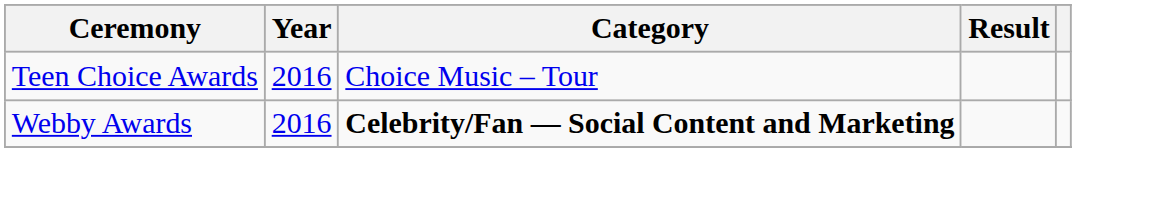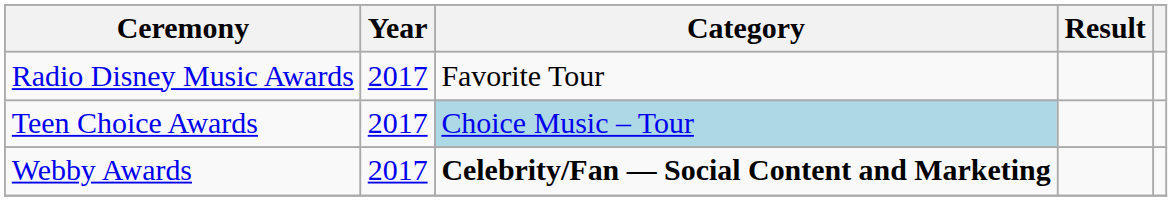+ row: (183, 75)
(302, 75) 2016 -> (398, 123) 2017
(472, 75) no background -> (568, 123) lightblue background
(302, 123) 2016 -> (398, 170) 2017
